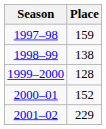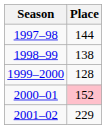(84, 34) 159 -> (84, 34) 144
(84, 94) no background -> (84, 94) pink background
